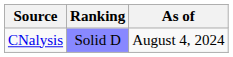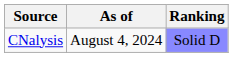columns swapped: (98, 16) <-> (178, 16)
